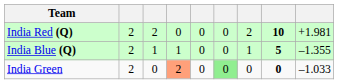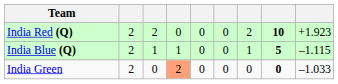(315, 32) +1.981 -> (315, 32) +1.923
(315, 50) –1.355 -> (315, 50) –1.115
(226, 69) lightgreen background -> (226, 69) no background
